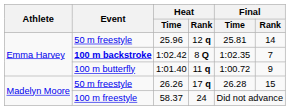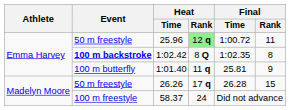(202, 40) no background -> (202, 40) lightgreen background
(235, 40) 25.81 -> (235, 40) 1:00.72
(270, 40) 14 -> (270, 40) 11
(270, 55) 7 -> (270, 55) 8
(235, 69) 1:00.72 -> (235, 69) 25.81
